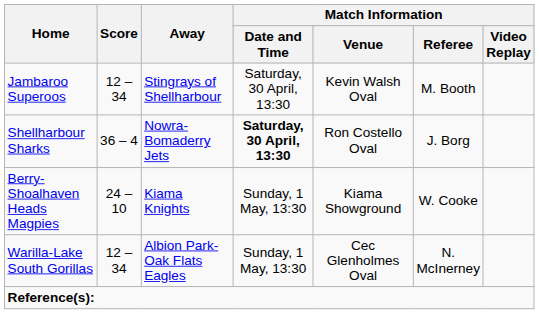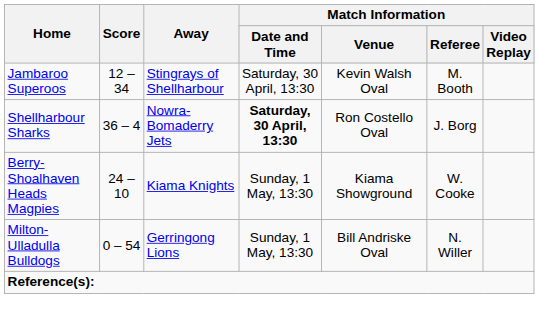+ row: (34, 245)
- row: (50, 260)
